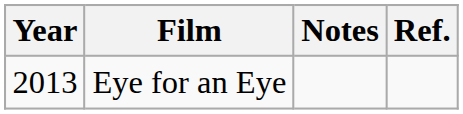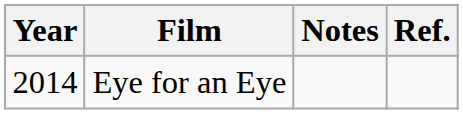(45, 81) 2013 -> (45, 81) 2014
